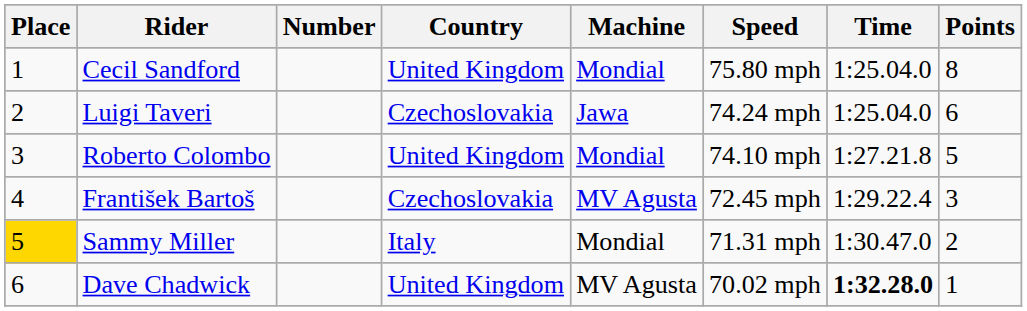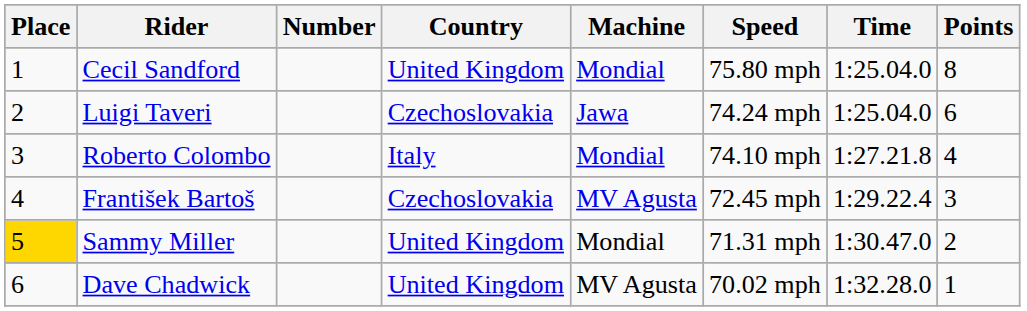(476, 155) United Kingdom -> (412, 155) Italy
(952, 155) 5 -> (950, 155) 4
(412, 241) Italy -> (476, 241) United Kingdom
(883, 284) bold -> (882, 284) normal
